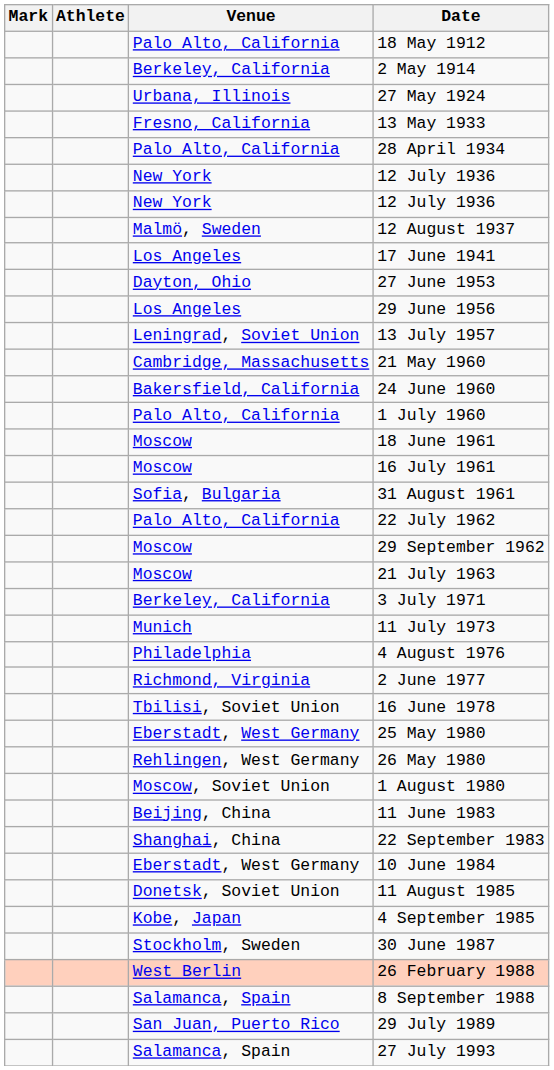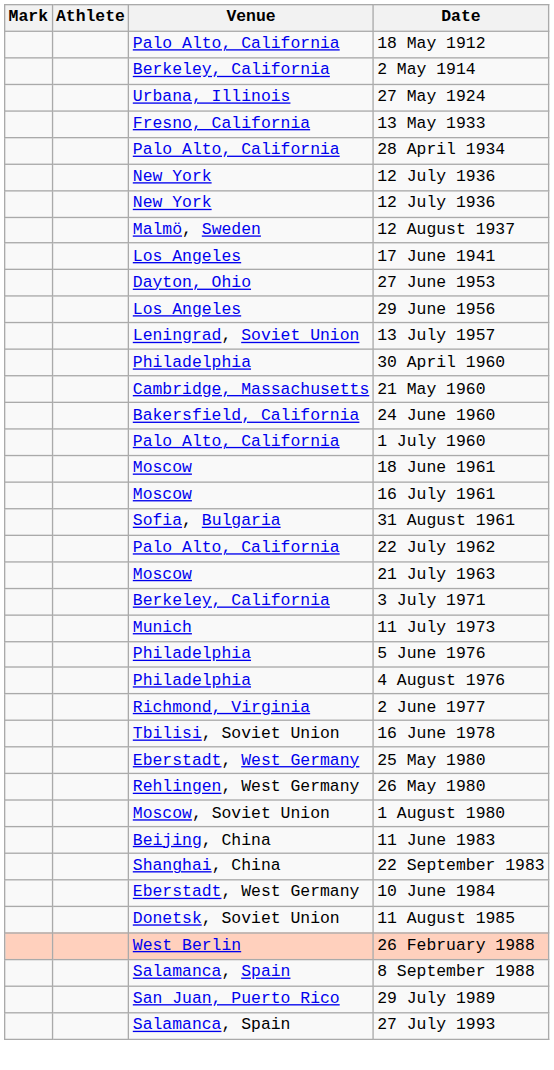+ row: (192, 363)
- row: (162, 549)
+ row: (192, 655)
- row: (187, 920)
- row: (217, 946)
